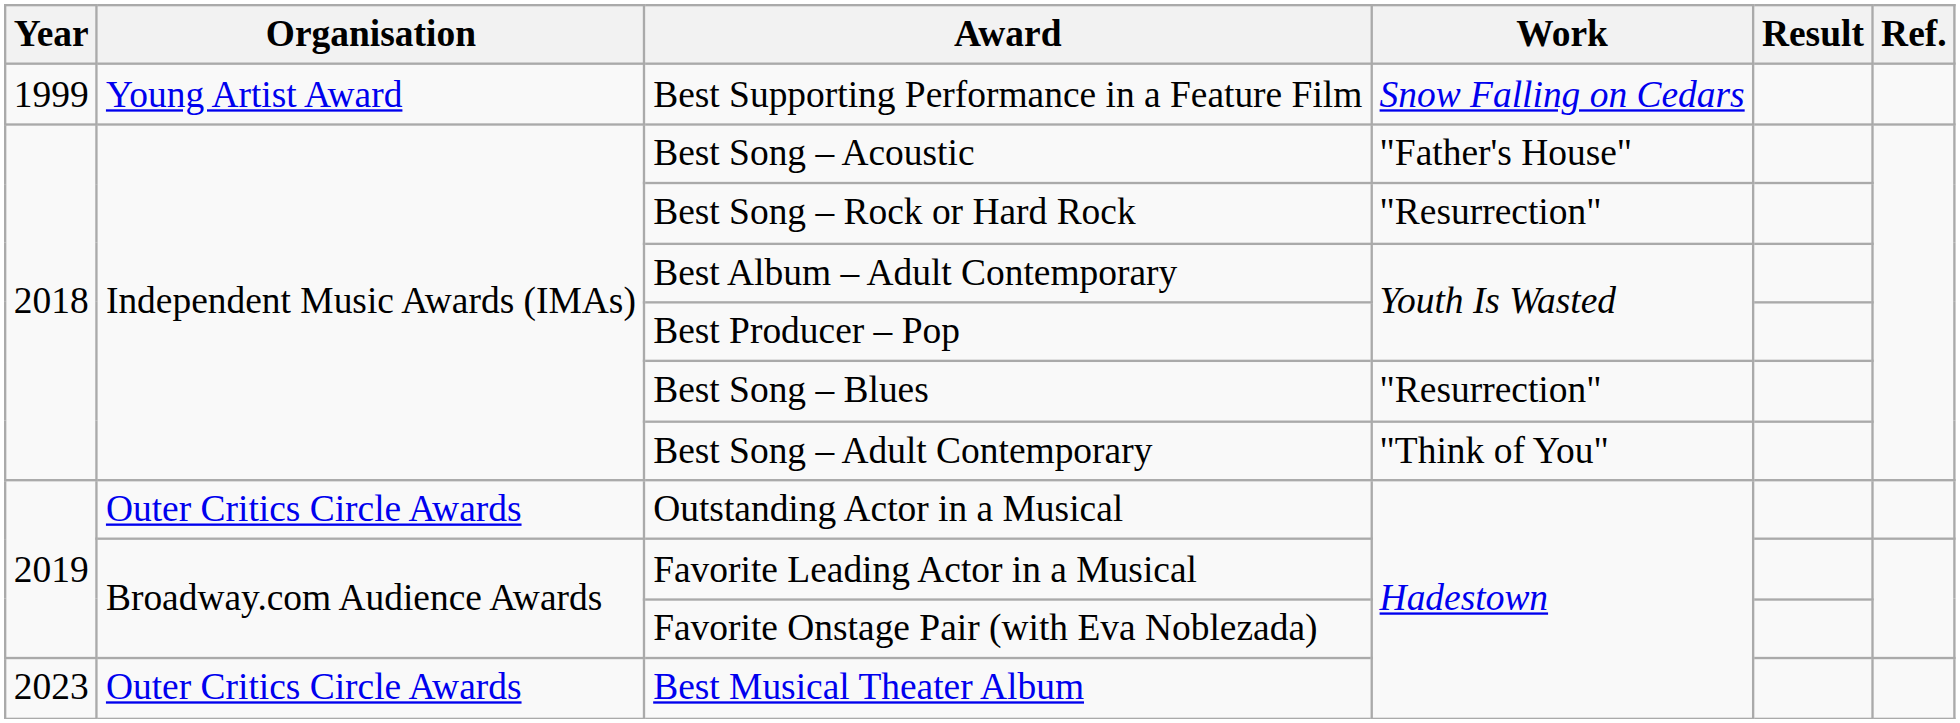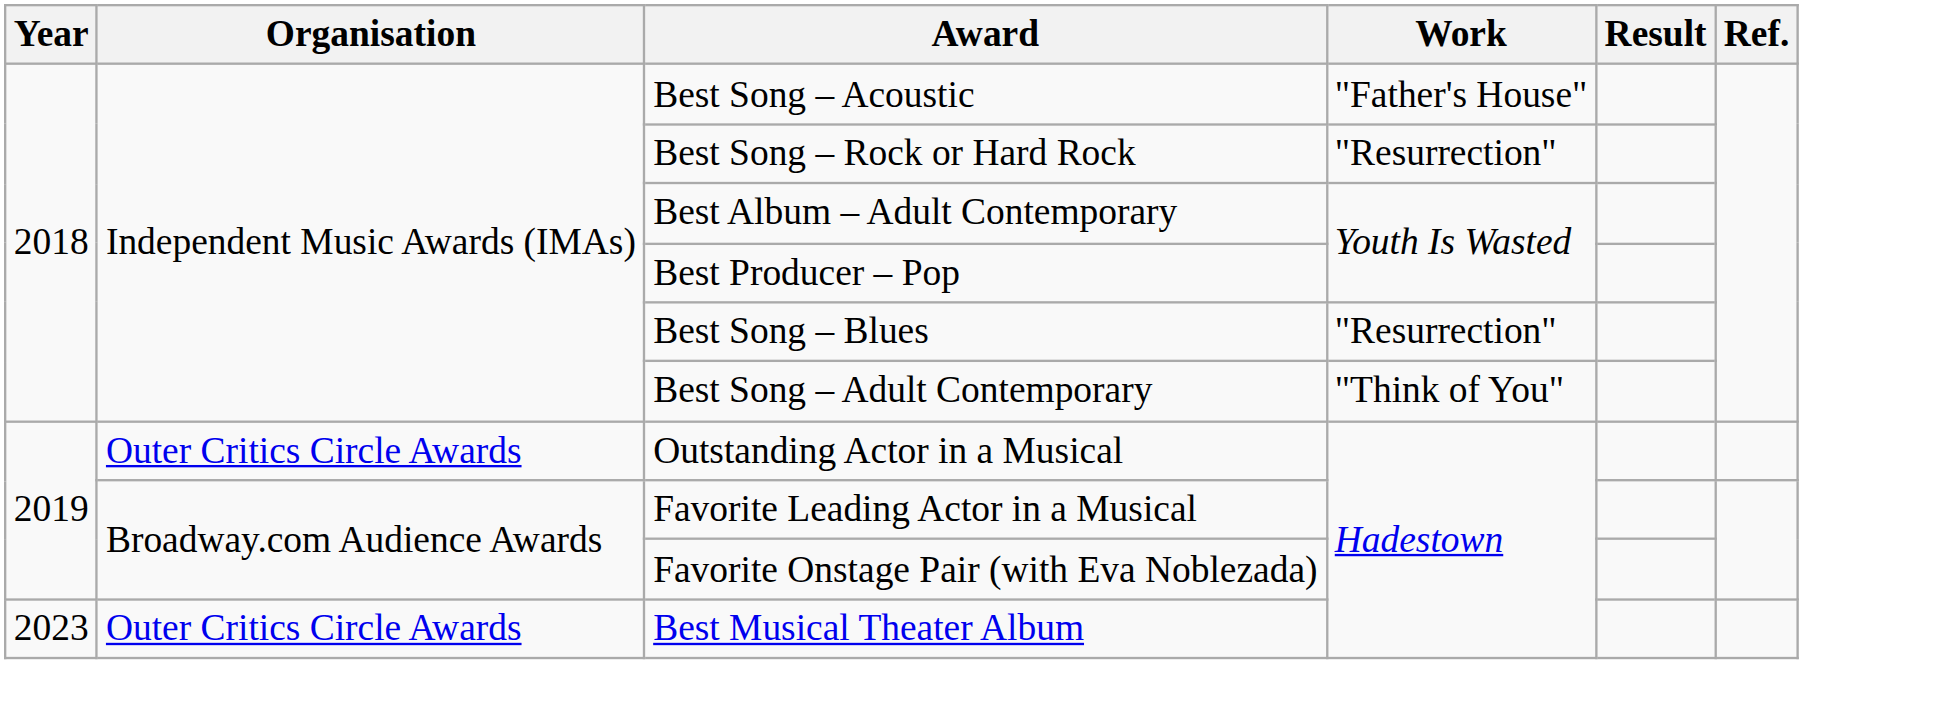- row: (1008, 93)
